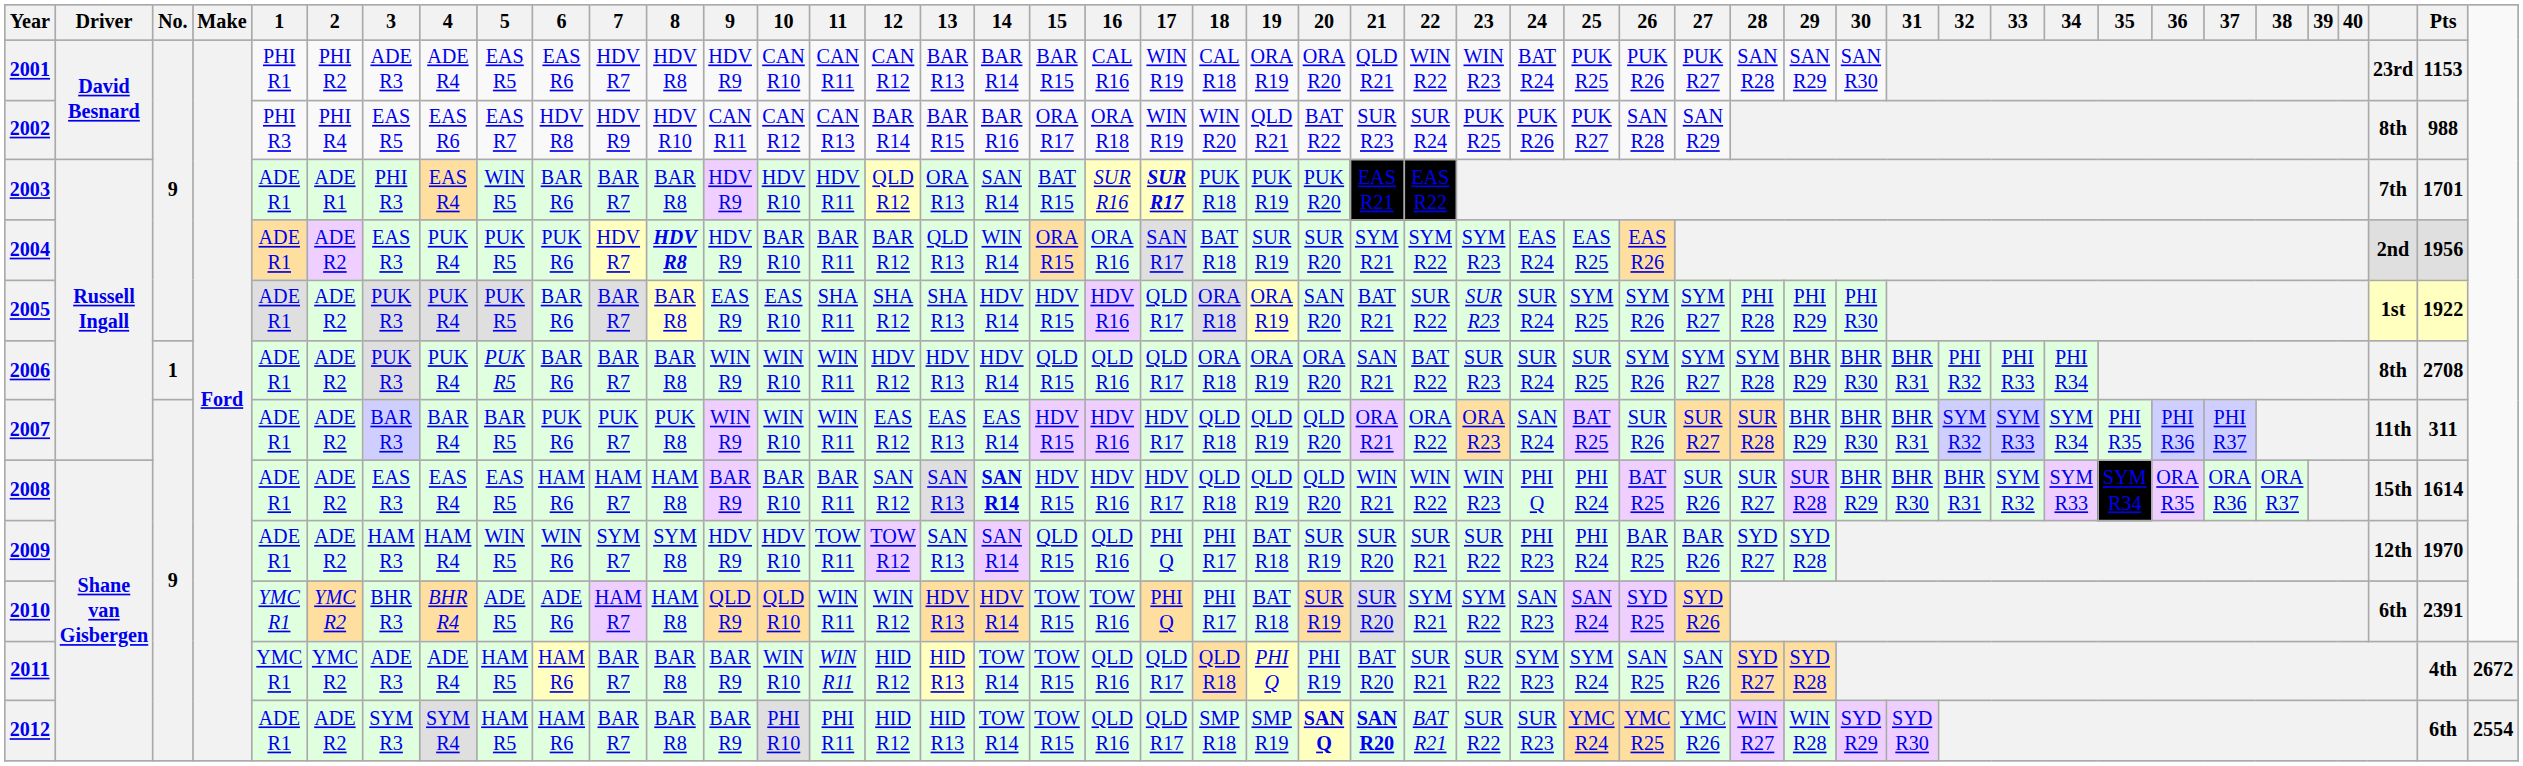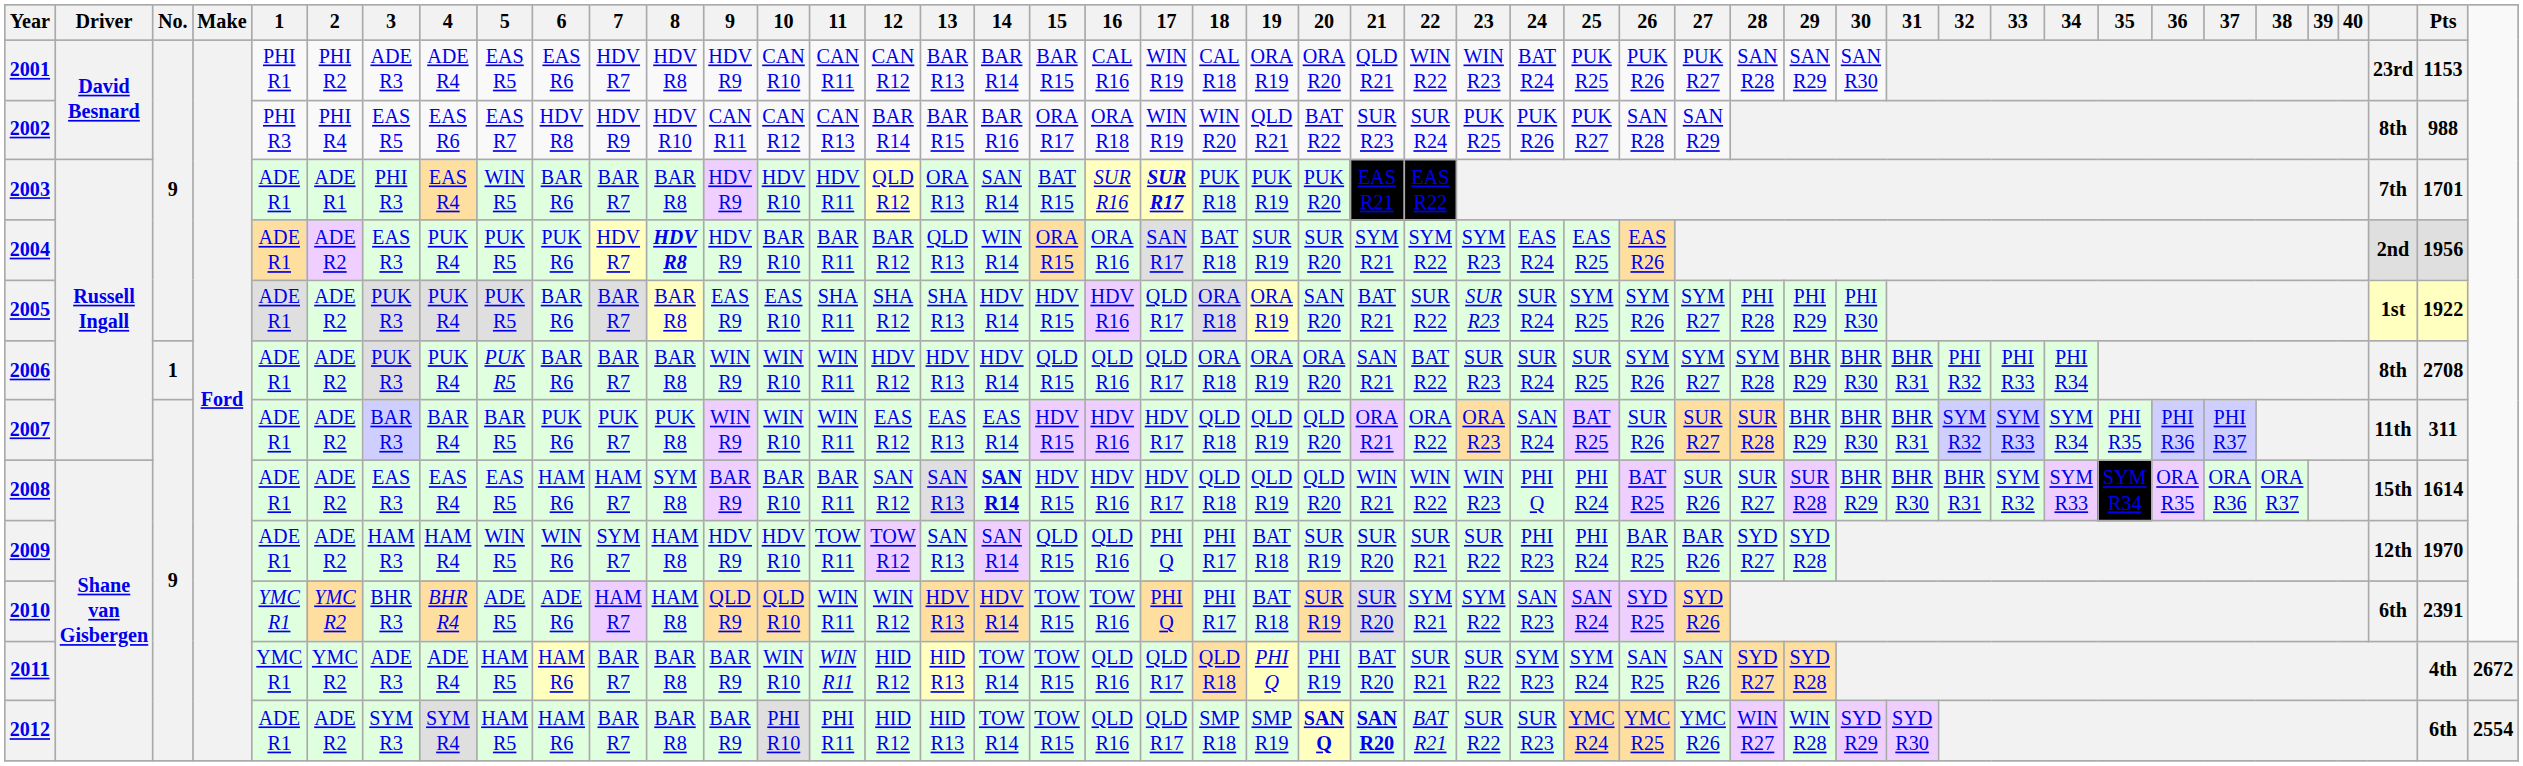(675, 490) HAM R8 -> (675, 490) SYM R8
(675, 550) SYM R8 -> (675, 550) HAM R8
